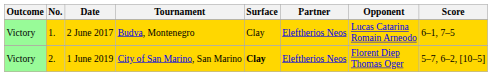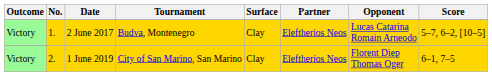(438, 32) 6–1, 7–5 -> (453, 32) 5–7, 6–2, [10–5]
(256, 58) bold -> (255, 58) normal
(453, 58) 5–7, 6–2, [10–5] -> (438, 58) 6–1, 7–5
